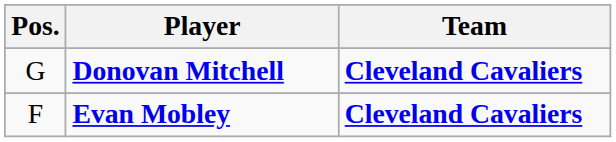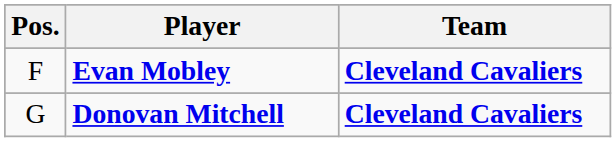rows swapped: (178, 70) <-> (151, 114)
